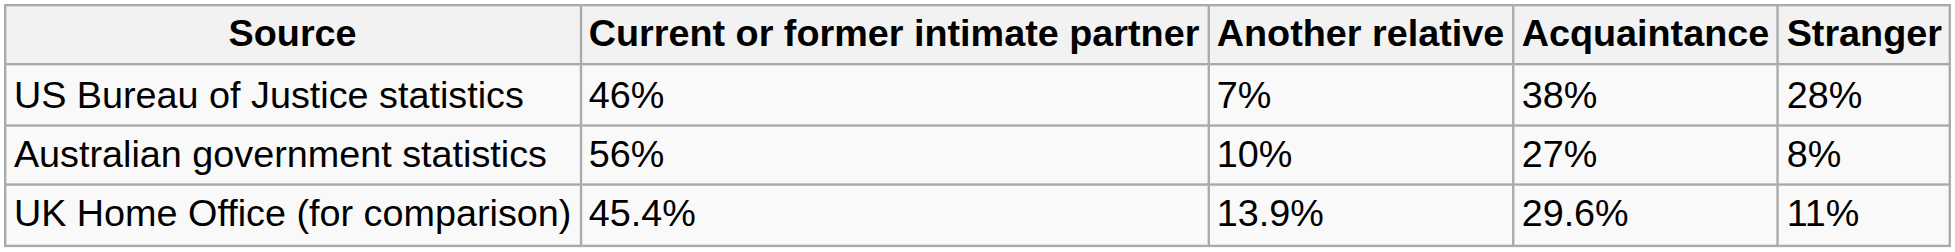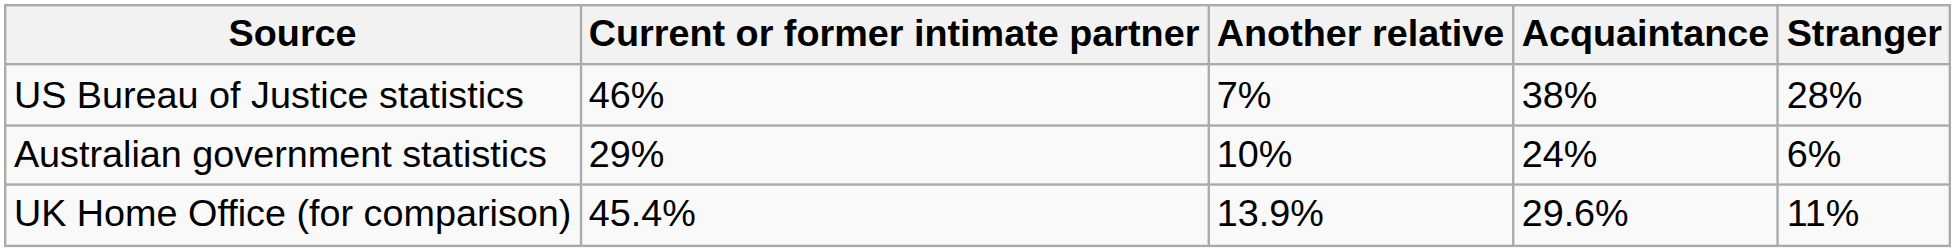(627, 154) 56% -> (627, 154) 29%
(1559, 154) 27% -> (1559, 154) 24%
(1814, 154) 8% -> (1814, 154) 6%
